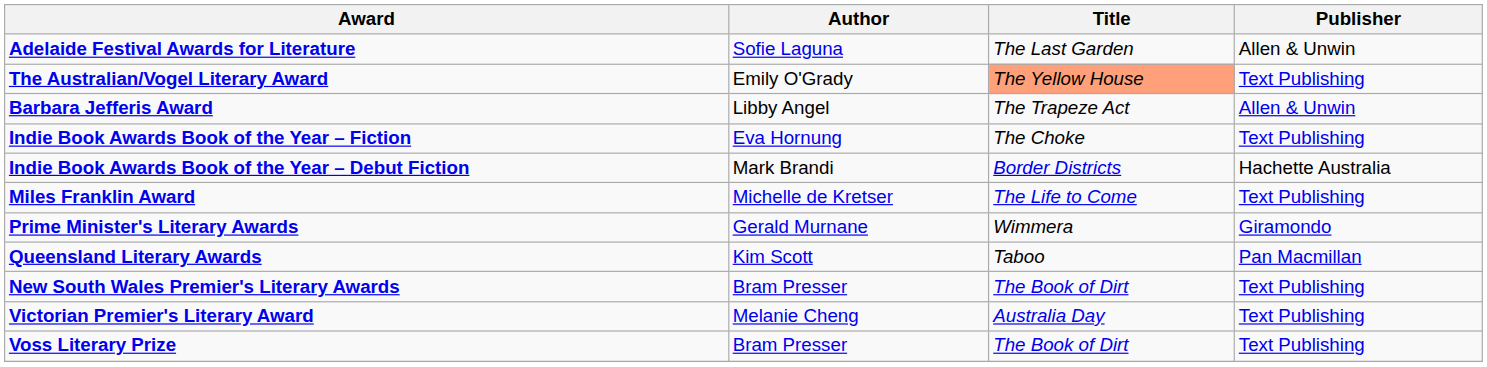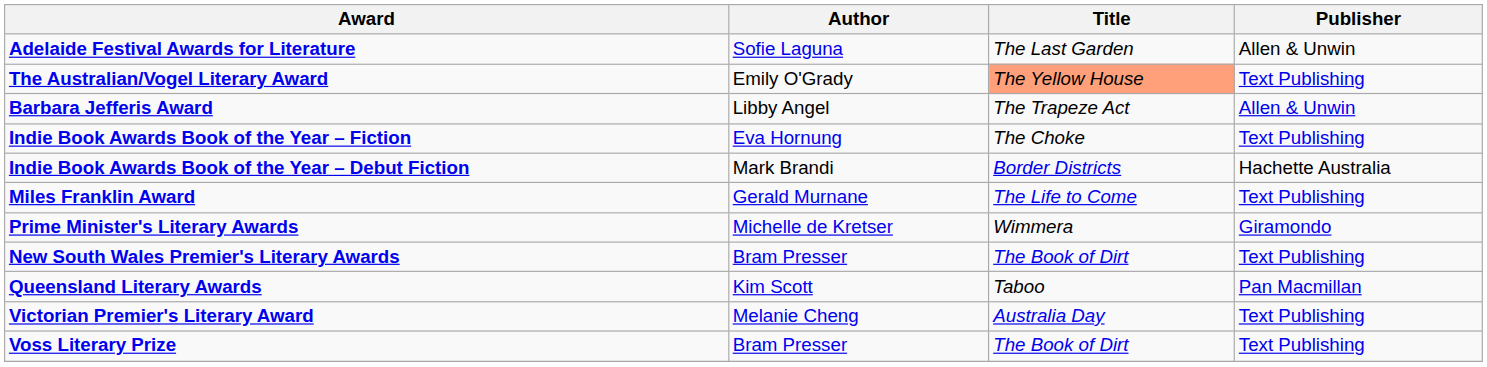(813, 197) Michelle de Kretser -> (800, 197) Gerald Murnane
(800, 227) Gerald Murnane -> (813, 227) Michelle de Kretser
rows swapped: (204, 286) <-> (135, 256)
